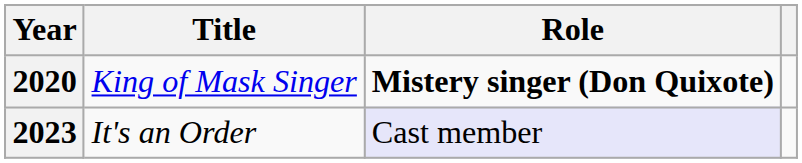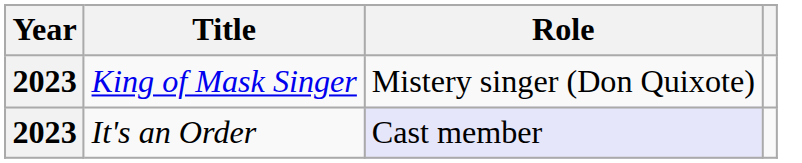(45, 81) 2020 -> (45, 81) 2023
(573, 81) bold -> (563, 81) normal
